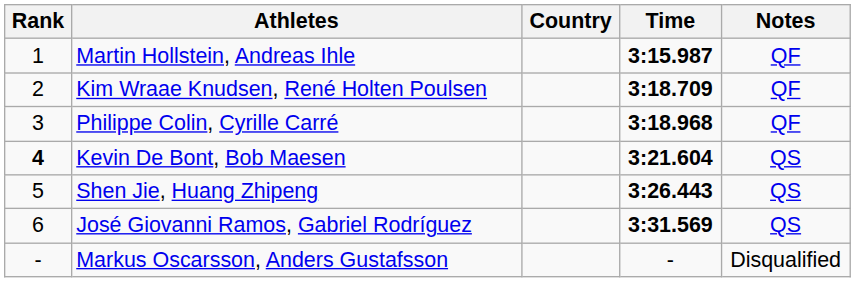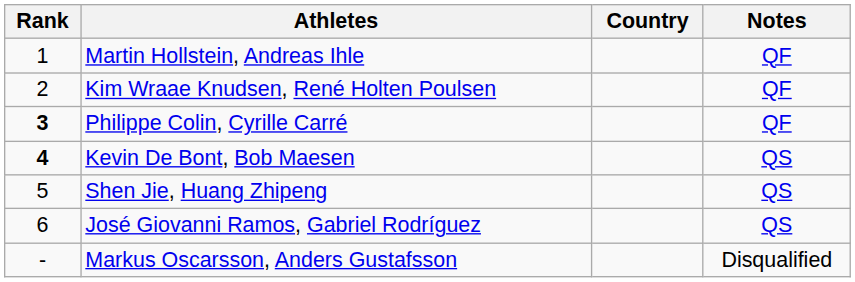- column: (670, 21)
(38, 123) normal -> (43, 123) bold
